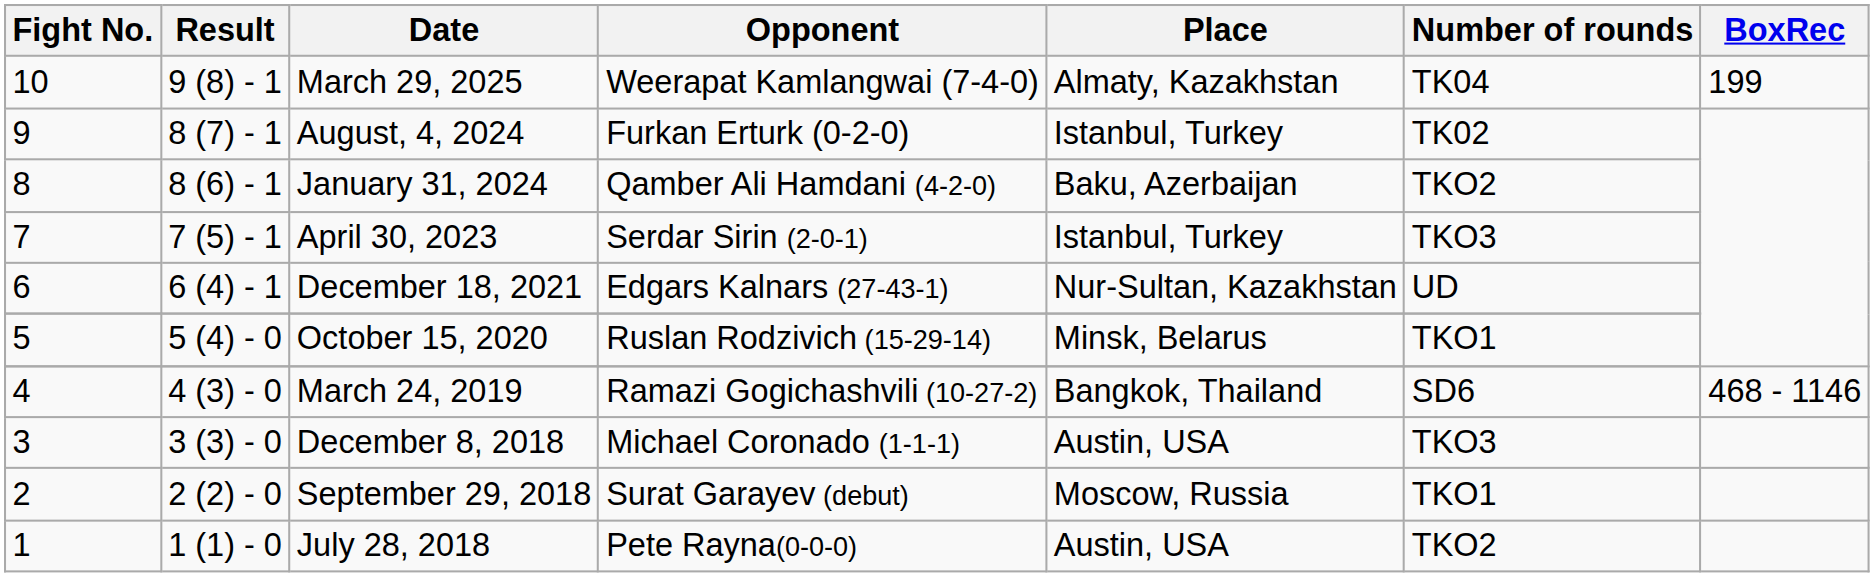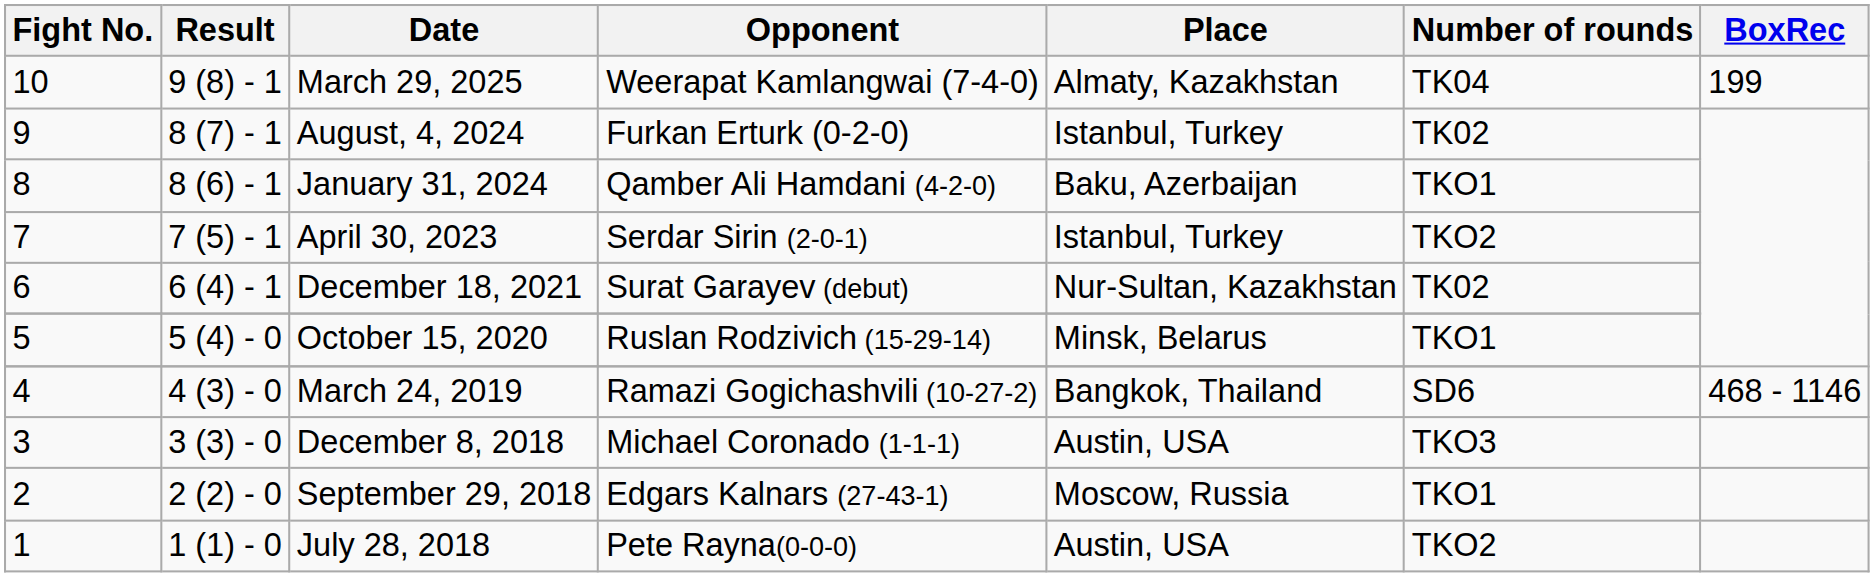(1454, 184) TKO2 -> (1454, 184) TKO1
(1454, 236) TKO3 -> (1454, 236) TKO2
(777, 287) Edgars Kalnars (27-43-1) -> (758, 287) Surat Garayev (debut)
(1435, 287) UD -> (1451, 287) TK02
(758, 493) Surat Garayev (debut) -> (777, 493) Edgars Kalnars (27-43-1)
